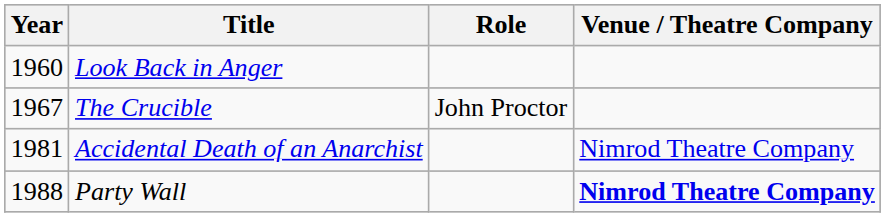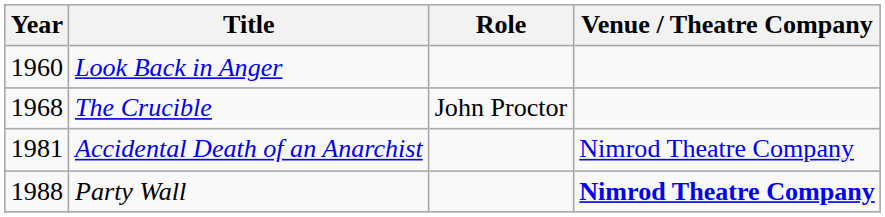(37, 107) 1967 -> (37, 107) 1968
